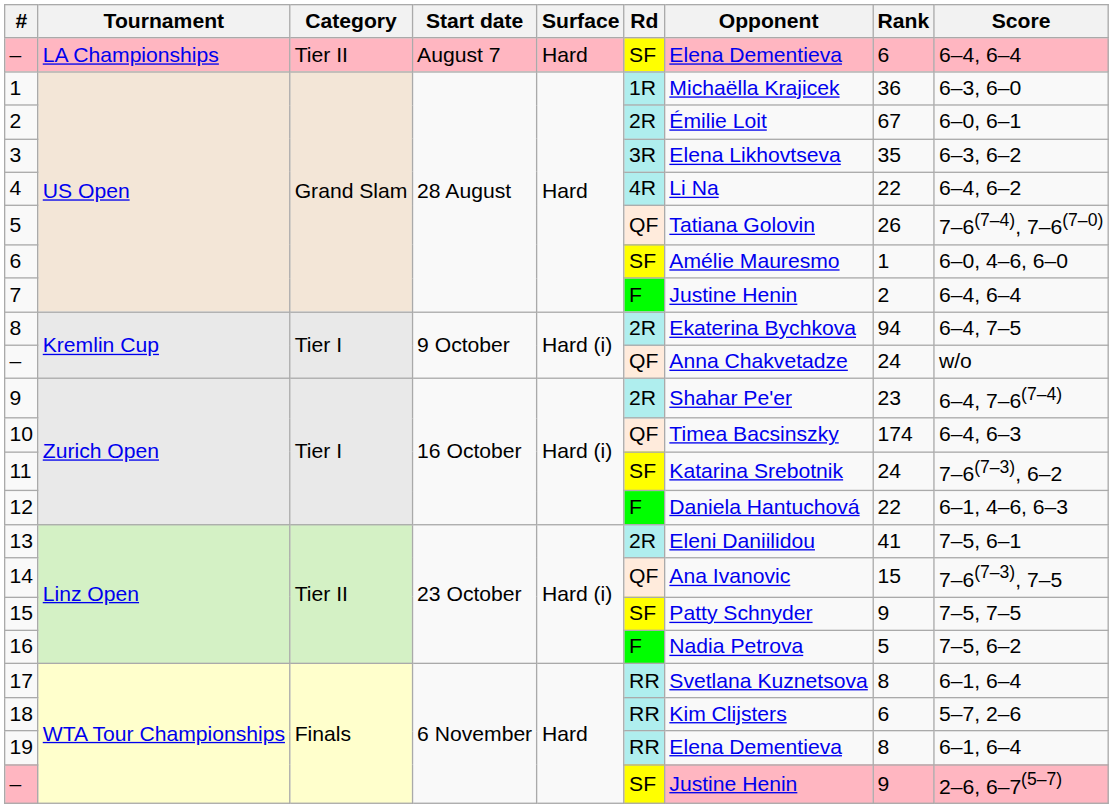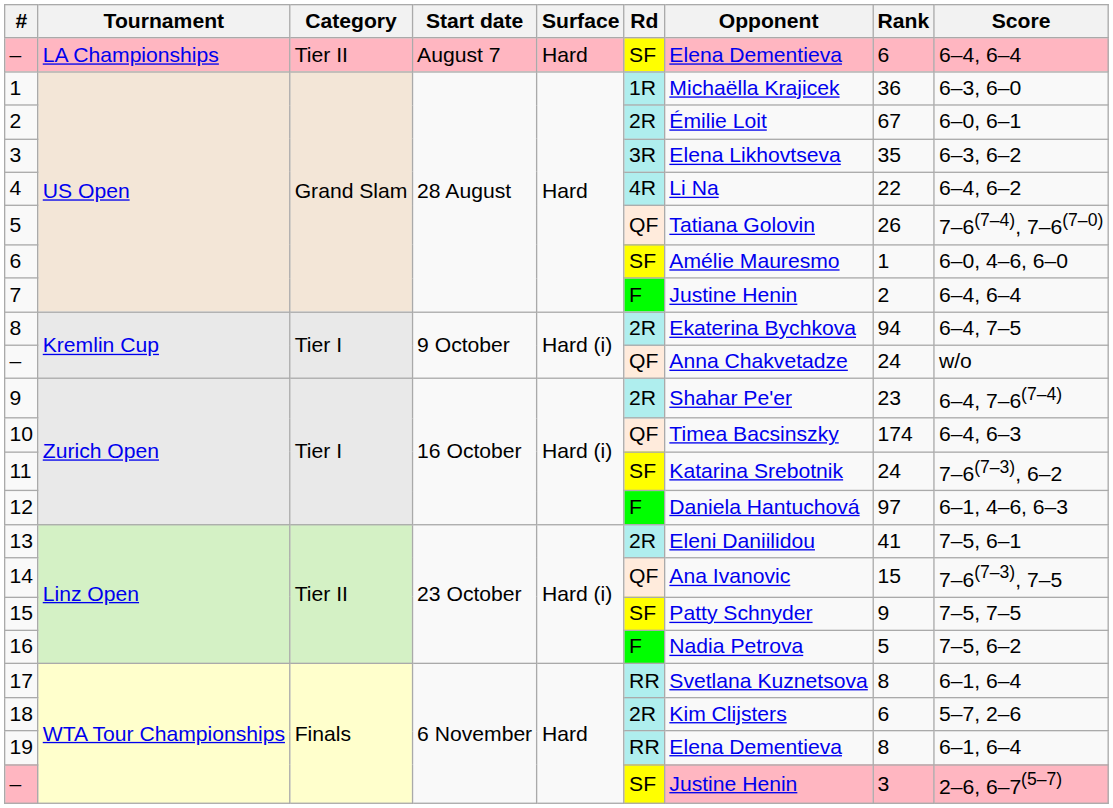(889, 507) 22 -> (889, 507) 97
(644, 714) RR -> (643, 714) 2R
(883, 783) 9 -> (883, 783) 3
